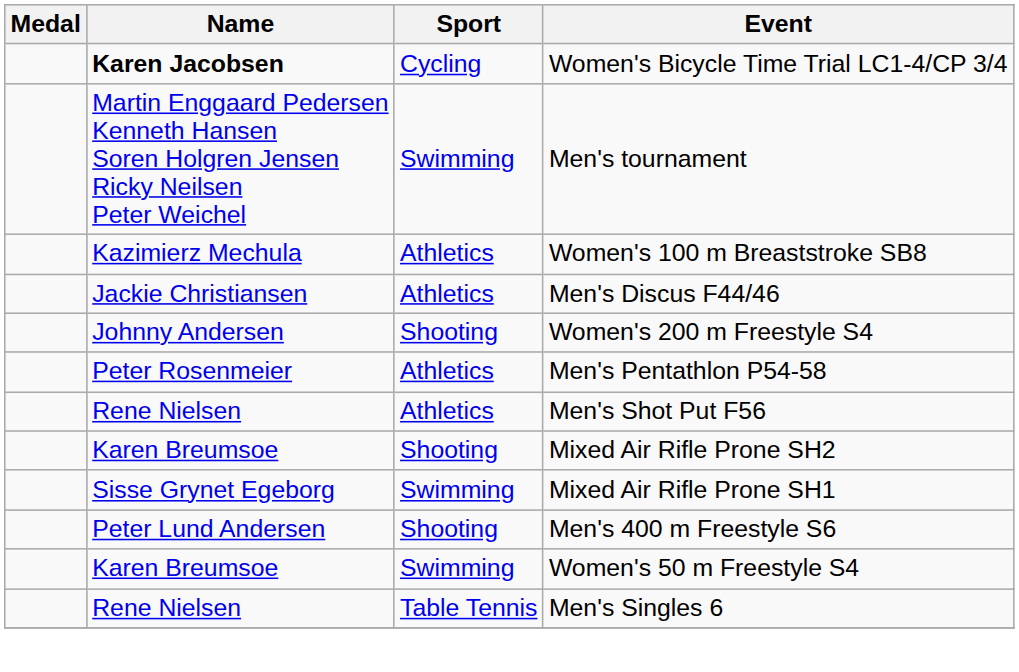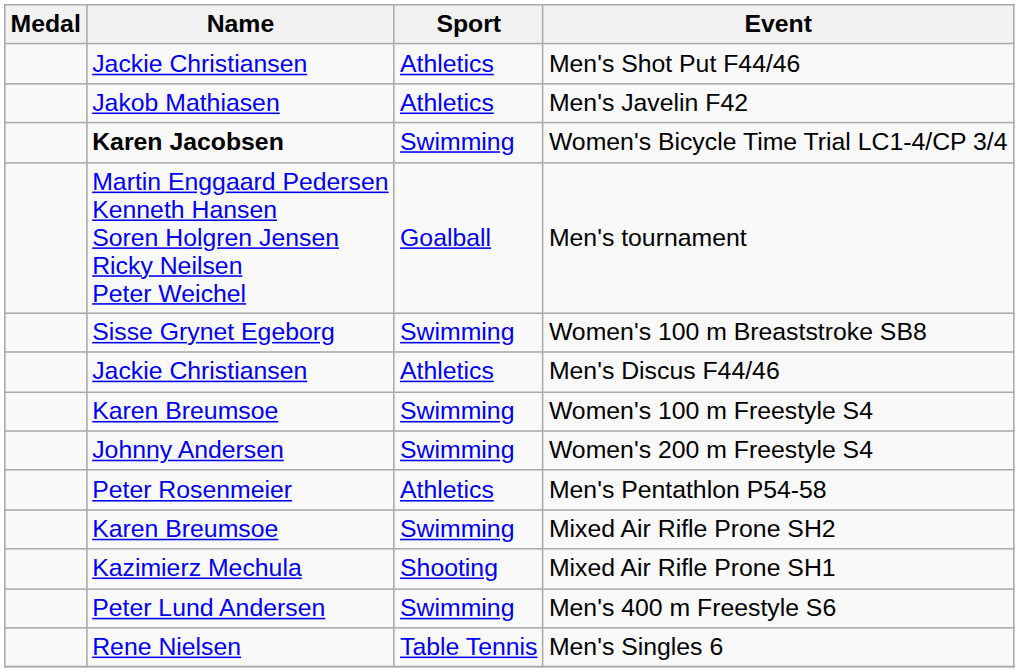+ row: (675, 63)
+ row: (648, 102)
(441, 63) Cycling -> (457, 142) Swimming
(457, 158) Swimming -> (446, 237) Goalball
(197, 253) Kazimierz Mechula -> (214, 332) Sisse Grynet Egeborg
(447, 253) Athletics -> (457, 332) Swimming
+ row: (711, 411)
(449, 332) Shooting -> (457, 450) Swimming
- row: (657, 411)
(449, 450) Shooting -> (457, 529) Swimming
(214, 489) Sisse Grynet Egeborg -> (197, 568) Kazimierz Mechula
(457, 489) Swimming -> (449, 568) Shooting
(449, 529) Shooting -> (457, 607) Swimming
- row: (704, 568)
